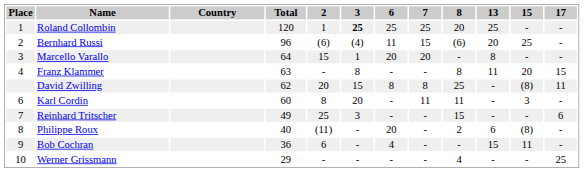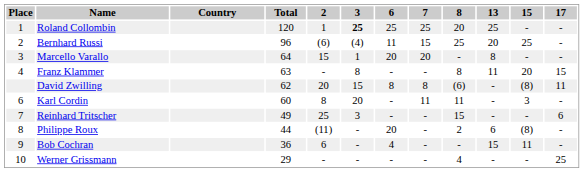(459, 42) (6) -> (459, 42) 25
(459, 86) 25 -> (459, 86) (6)
(286, 130) 40 -> (286, 130) 44
